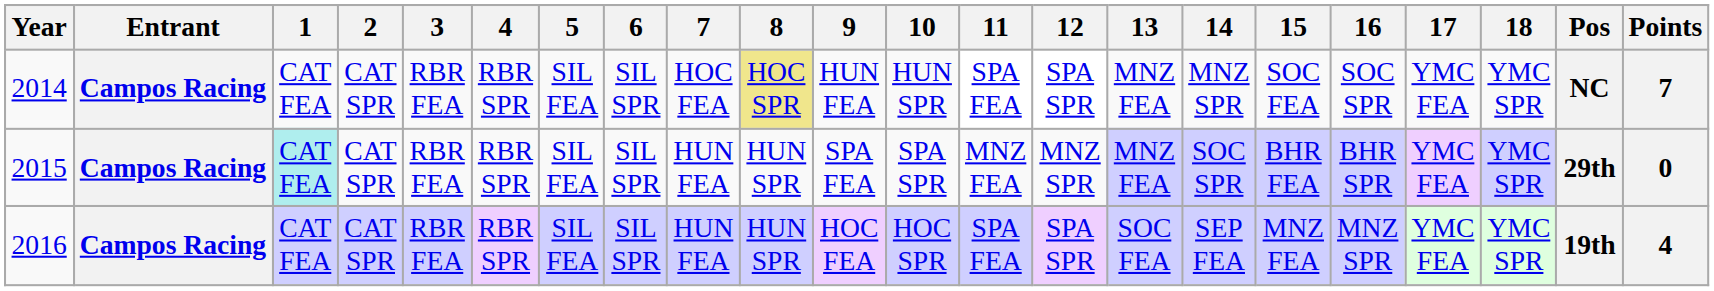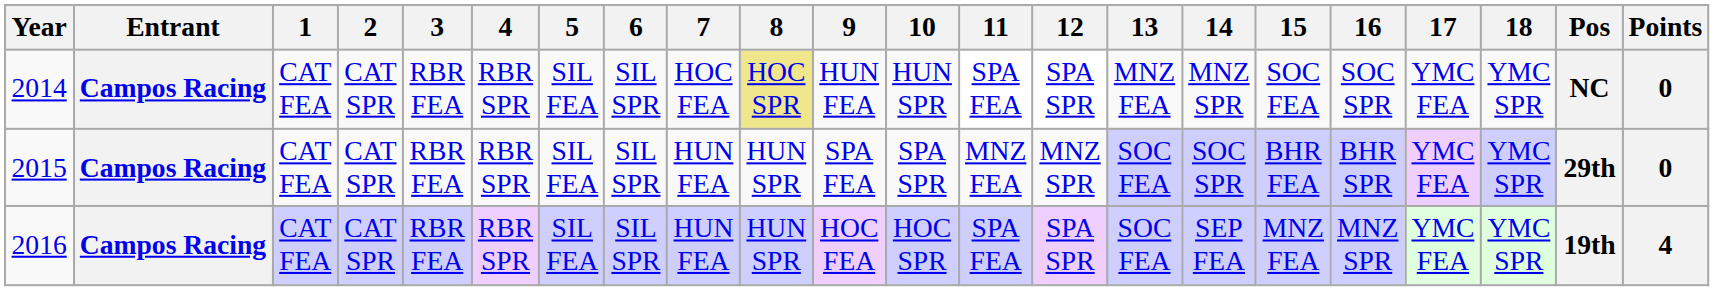(1665, 88) 7 -> (1665, 88) 0
(305, 166) paleturquoise background -> (305, 166) no background
(1144, 166) MNZ FEA -> (1144, 166) SOC FEA
